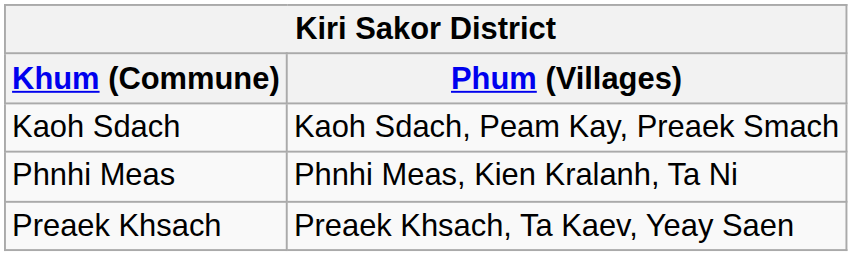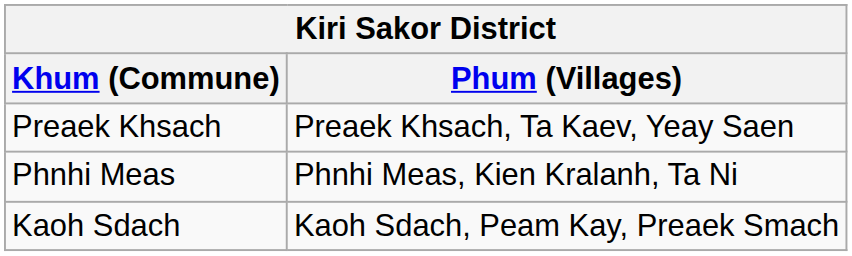rows swapped: (96, 126) <-> (117, 224)
